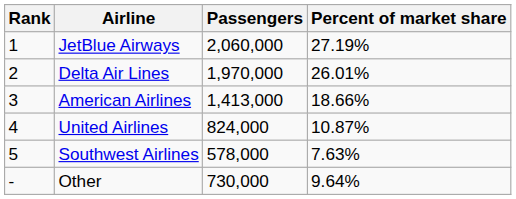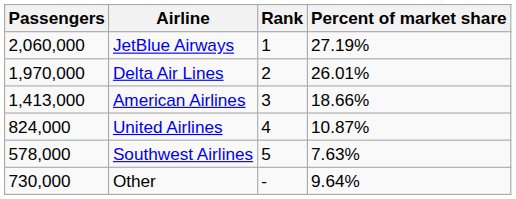columns swapped: (30, 18) <-> (255, 18)
